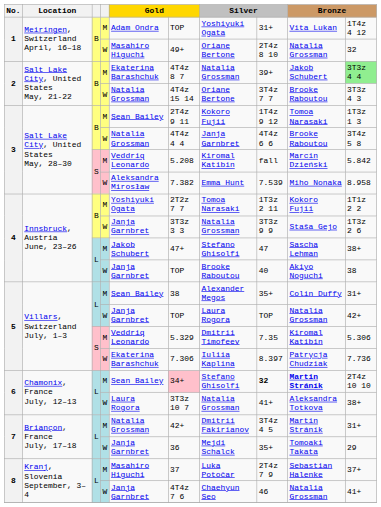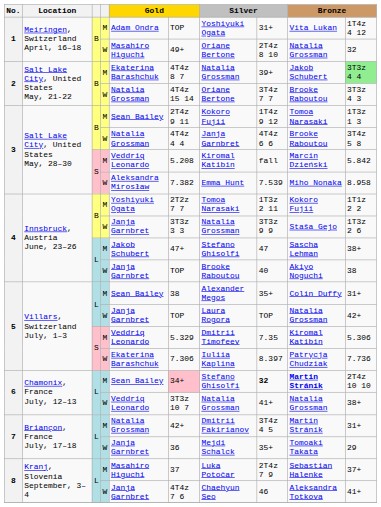(125, 404) Laura Rogora -> (130, 404) Veddriq Leonardo
(313, 404) Aleksandra Totkova -> (308, 404) Natalia Grossman
(308, 492) Natalia Grossman -> (313, 492) Aleksandra Totkova
